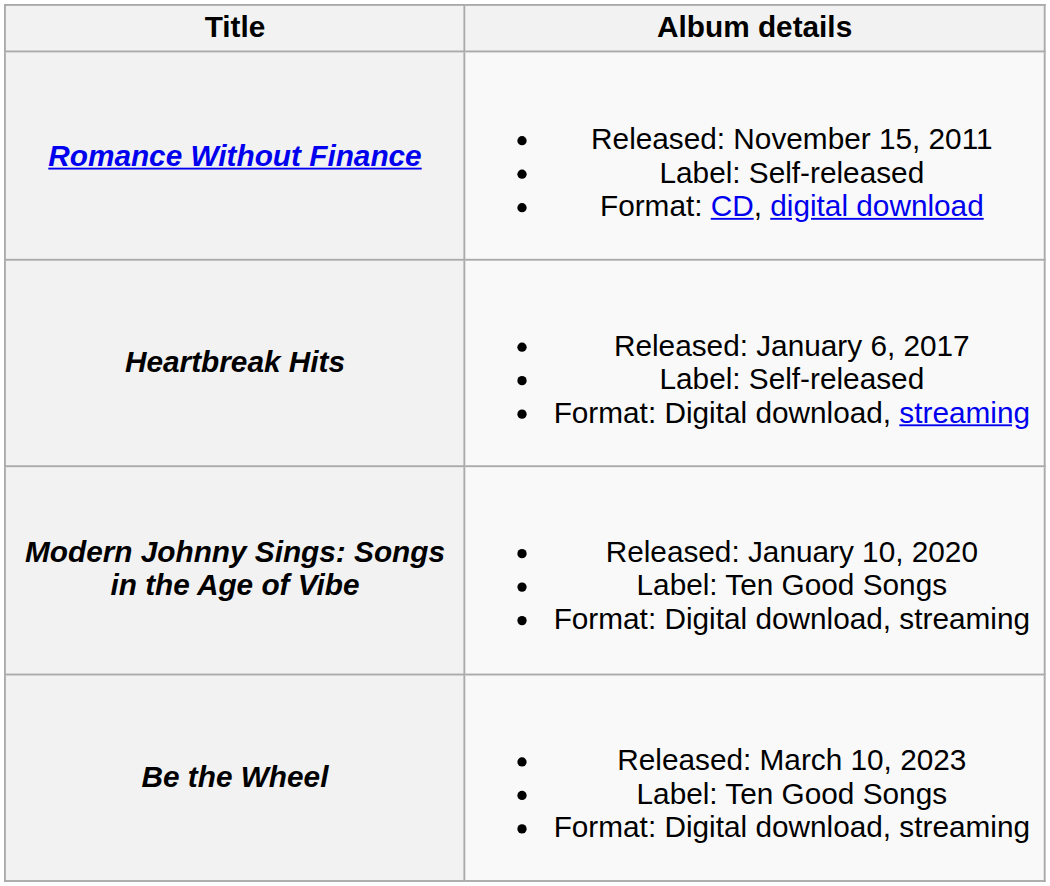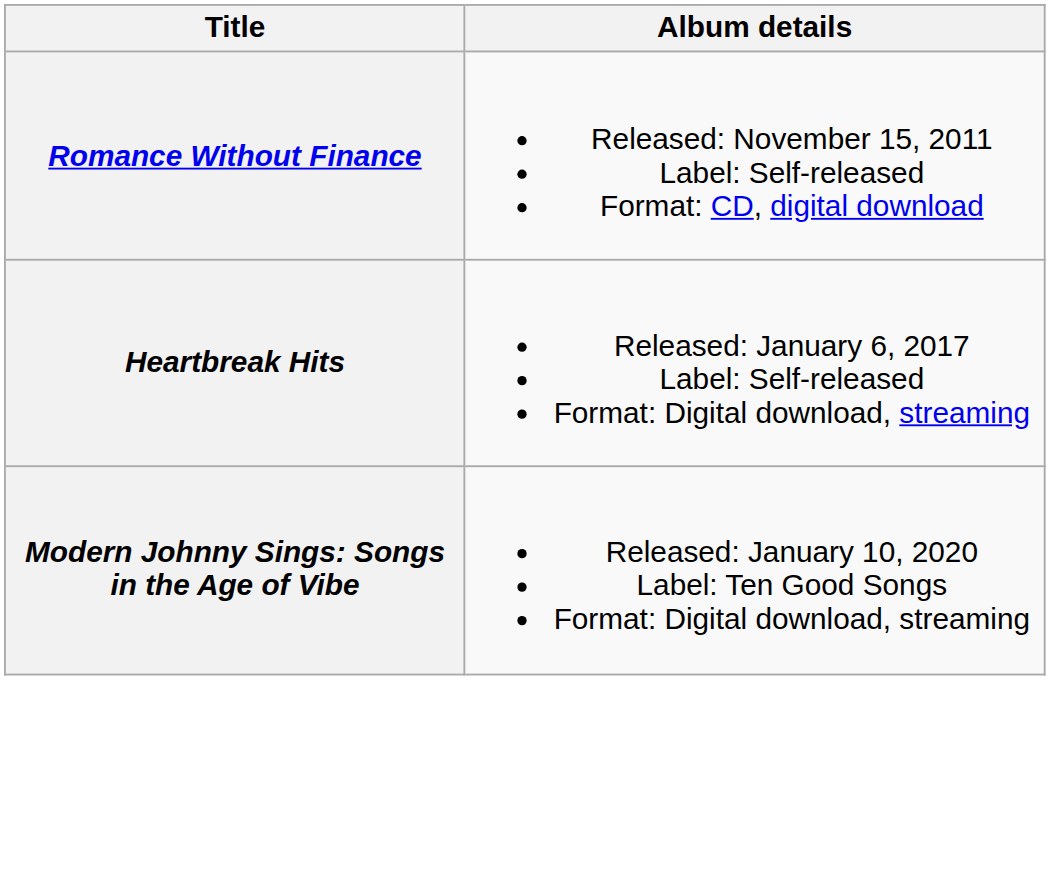- row: (235, 776)
